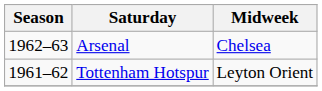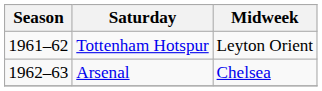rows swapped: (142, 72) <-> (103, 45)
